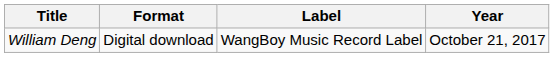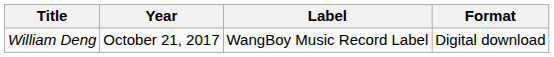columns swapped: (487, 16) <-> (159, 16)
